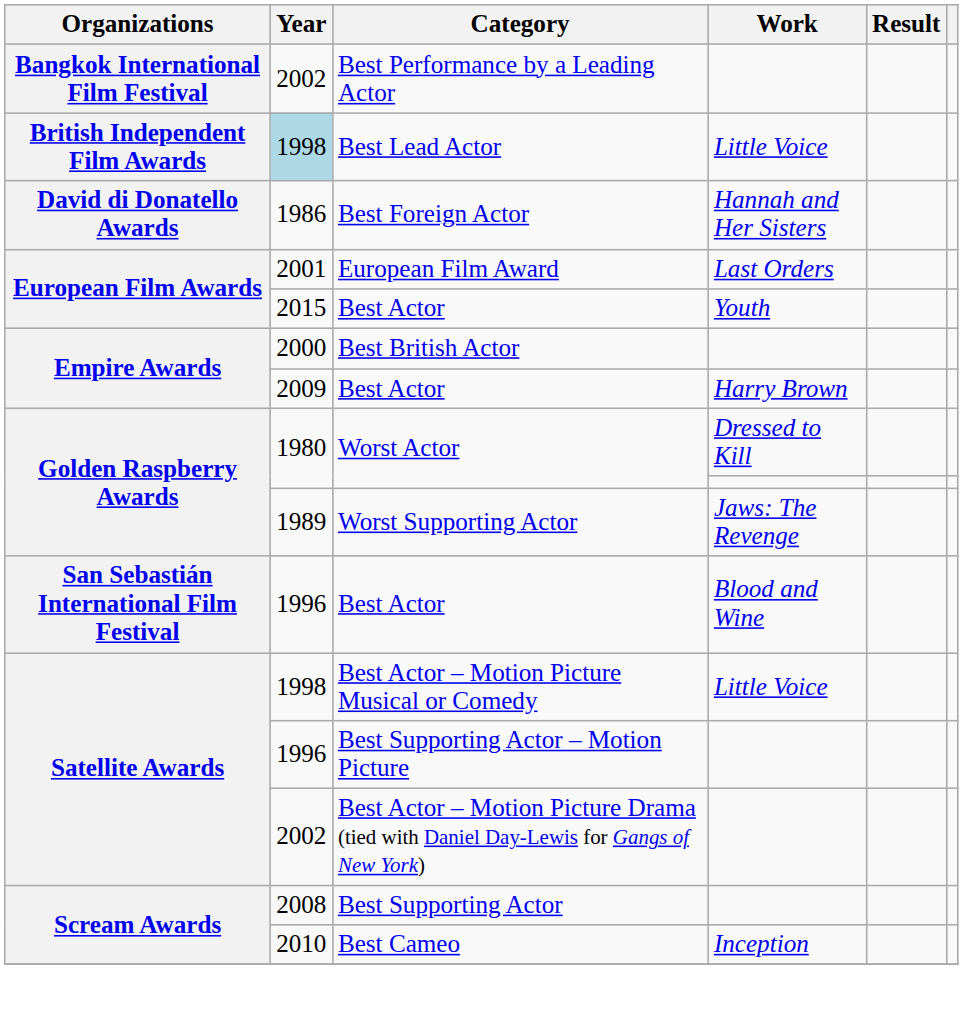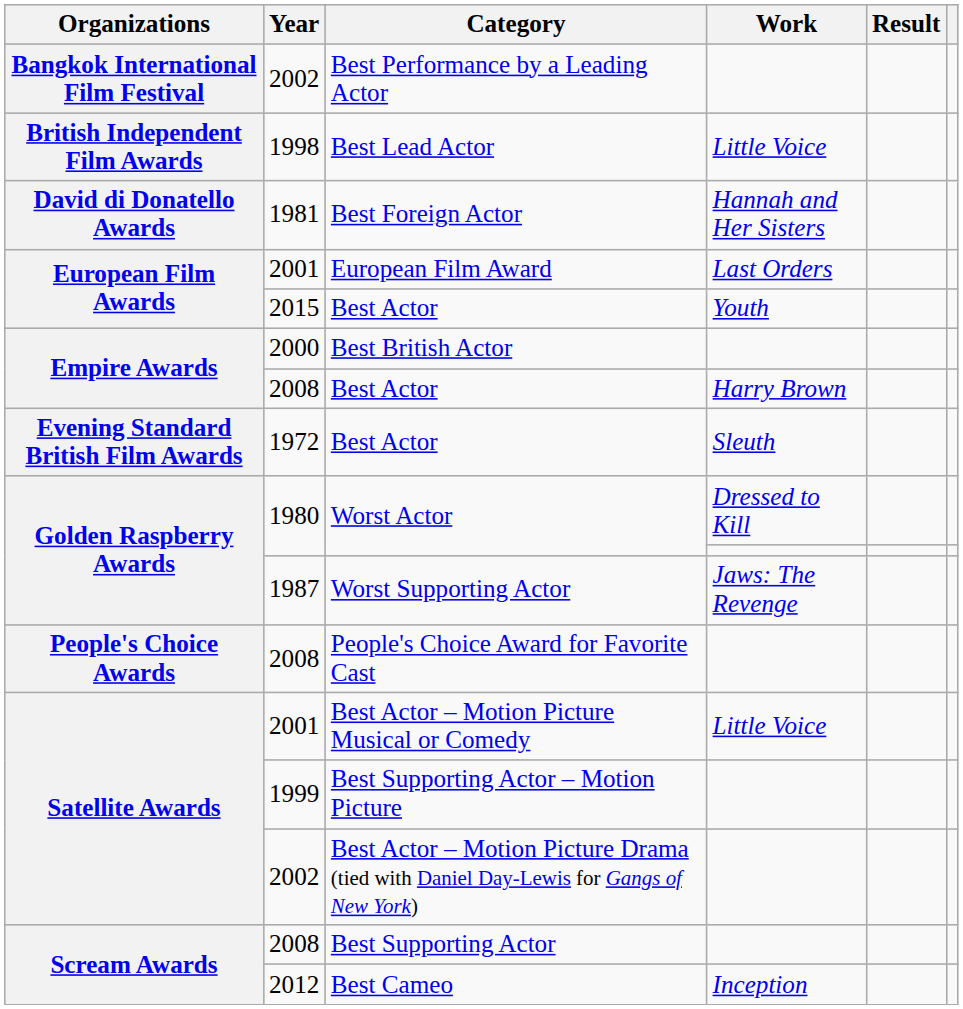(301, 146) lightblue background -> (294, 146) no background
(301, 214) 1986 -> (294, 214) 1981
(301, 388) 2009 -> (294, 388) 2008
+ row: (384, 442)
(301, 521) 1989 -> (294, 589) 1987
+ row: (509, 657)
- row: (391, 603)
(301, 686) 1998 -> (294, 726) 2001
(301, 754) 1996 -> (294, 794) 1999
(301, 944) 2010 -> (294, 984) 2012
